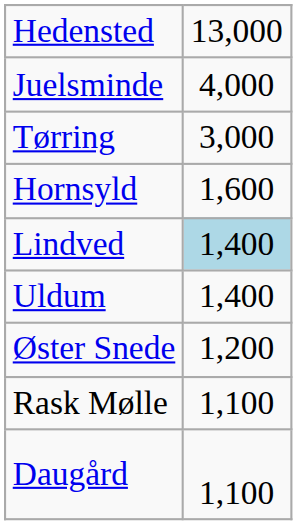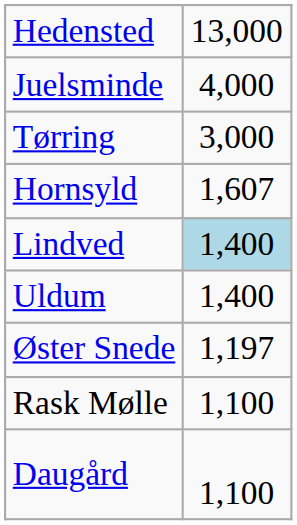(237, 190) 1,600 -> (237, 190) 1,607
(237, 349) 1,200 -> (237, 349) 1,197
